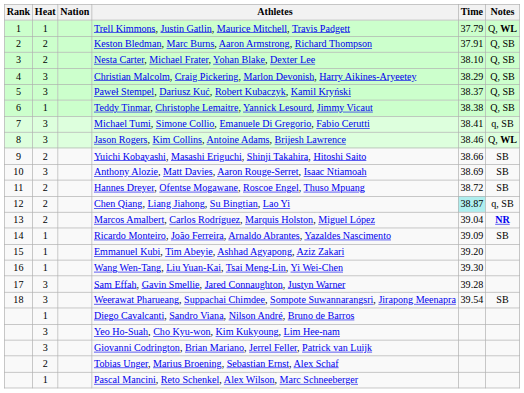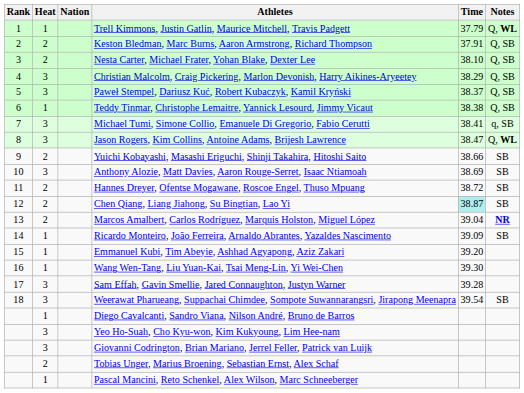(472, 140) 38.46 -> (472, 140) 38.47
(502, 204) q, SB -> (502, 204) SB
